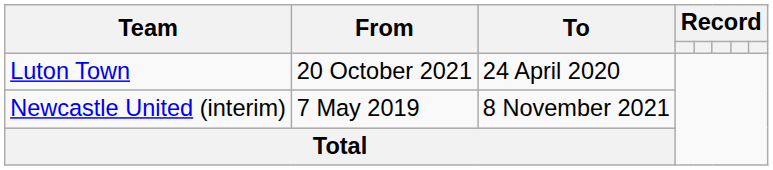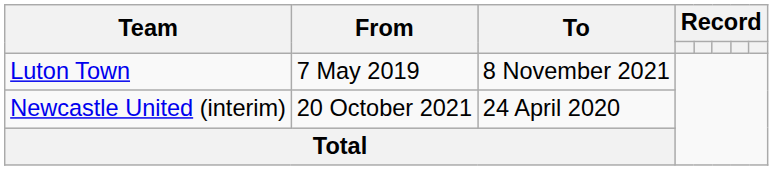(384, 71) 20 October 2021 -> (358, 71) 7 May 2019
(552, 71) 24 April 2020 -> (576, 71) 8 November 2021
(358, 108) 7 May 2019 -> (384, 108) 20 October 2021
(576, 108) 8 November 2021 -> (552, 108) 24 April 2020
